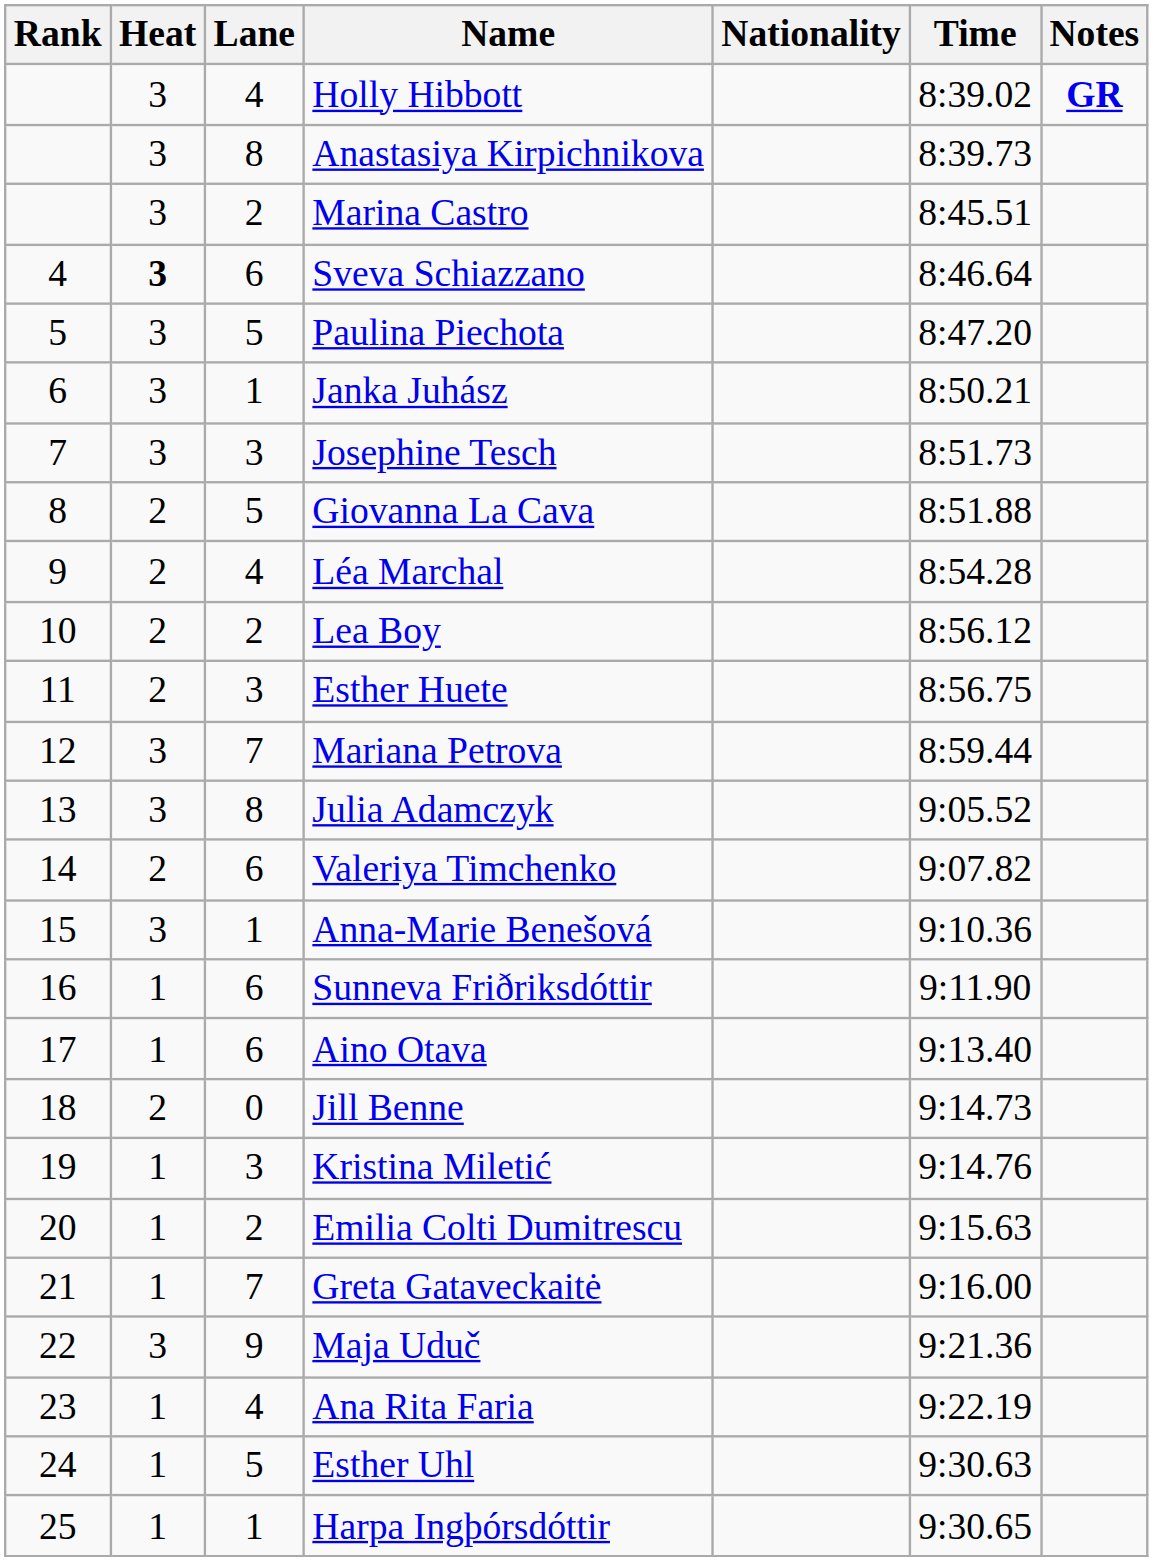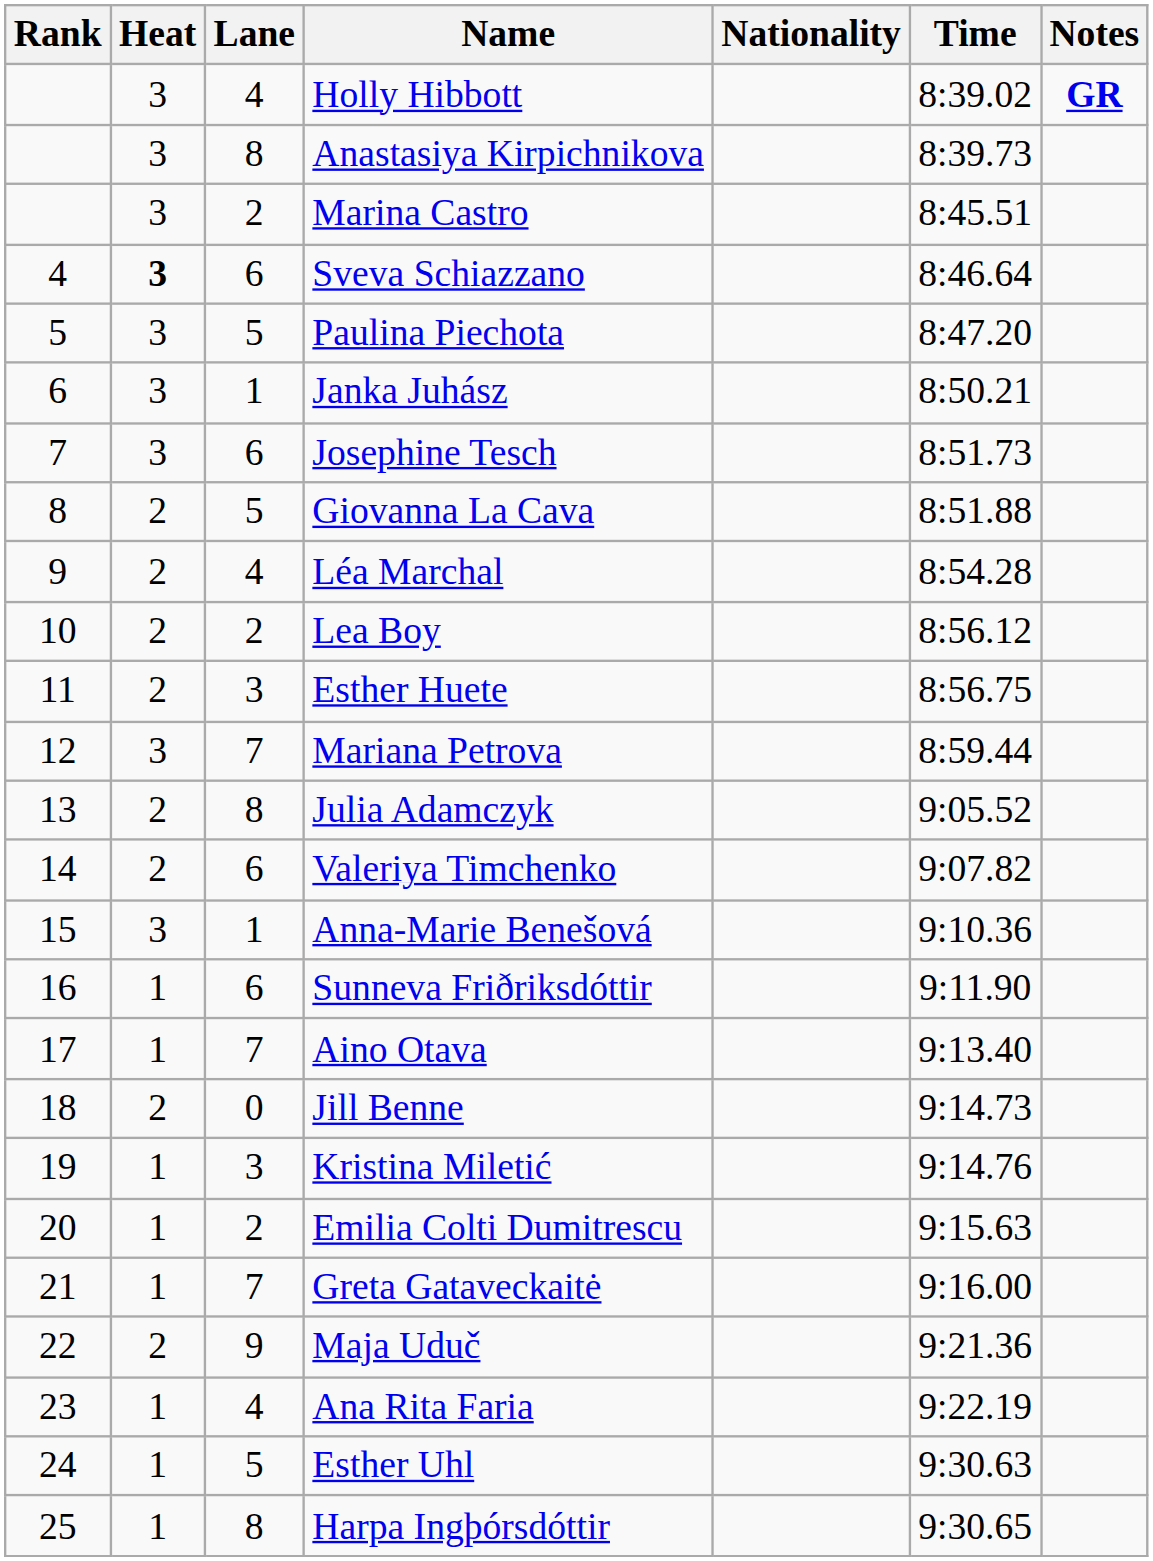(254, 451) 3 -> (254, 451) 6
(158, 809) 3 -> (158, 809) 2
(254, 1048) 6 -> (254, 1048) 7
(158, 1346) 3 -> (158, 1346) 2
(254, 1525) 1 -> (254, 1525) 8
